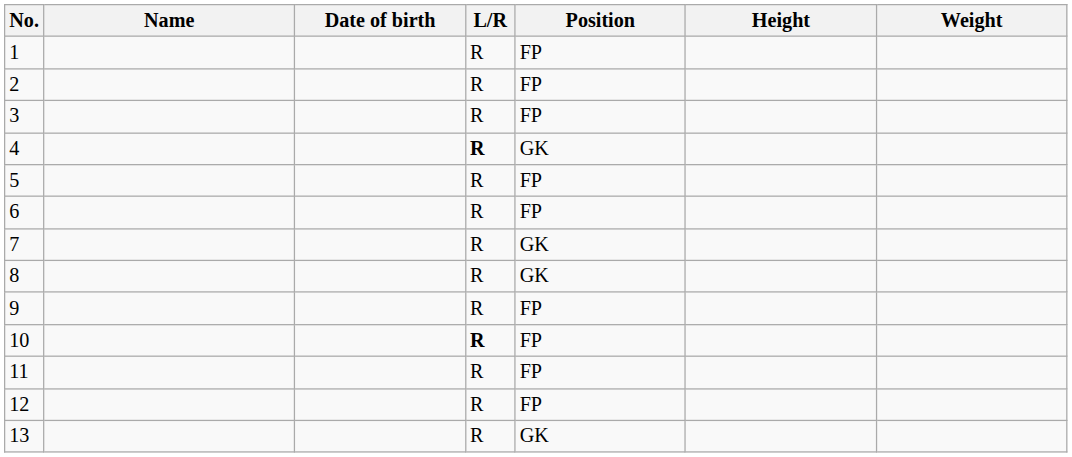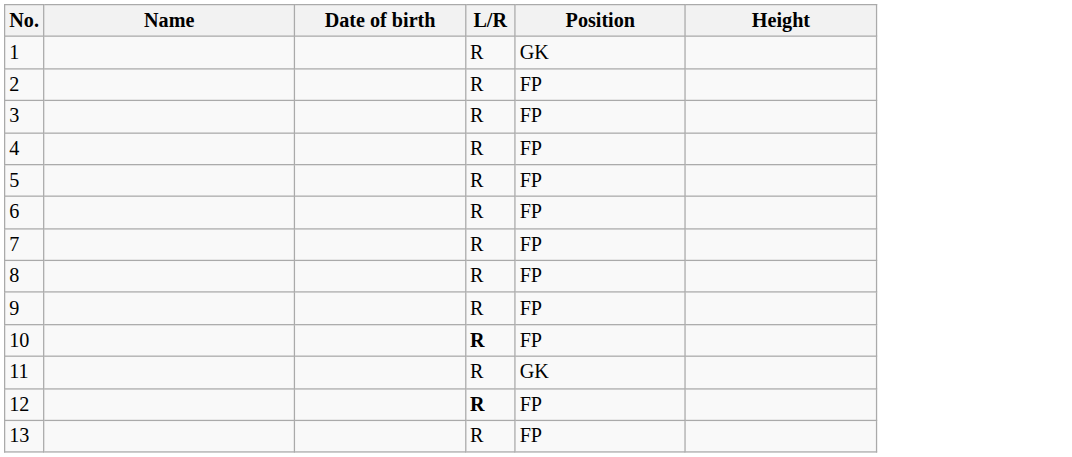- column: (972, 20)
(531, 52) FP -> (534, 52) GK
(477, 148) bold -> (477, 148) normal
(534, 148) GK -> (531, 148) FP
(534, 244) GK -> (531, 244) FP
(534, 276) GK -> (531, 276) FP
(531, 372) FP -> (534, 372) GK
(477, 404) normal -> (477, 404) bold
(534, 436) GK -> (531, 436) FP
